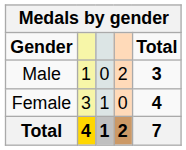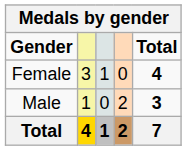rows swapped: (42, 75) <-> (41, 103)
